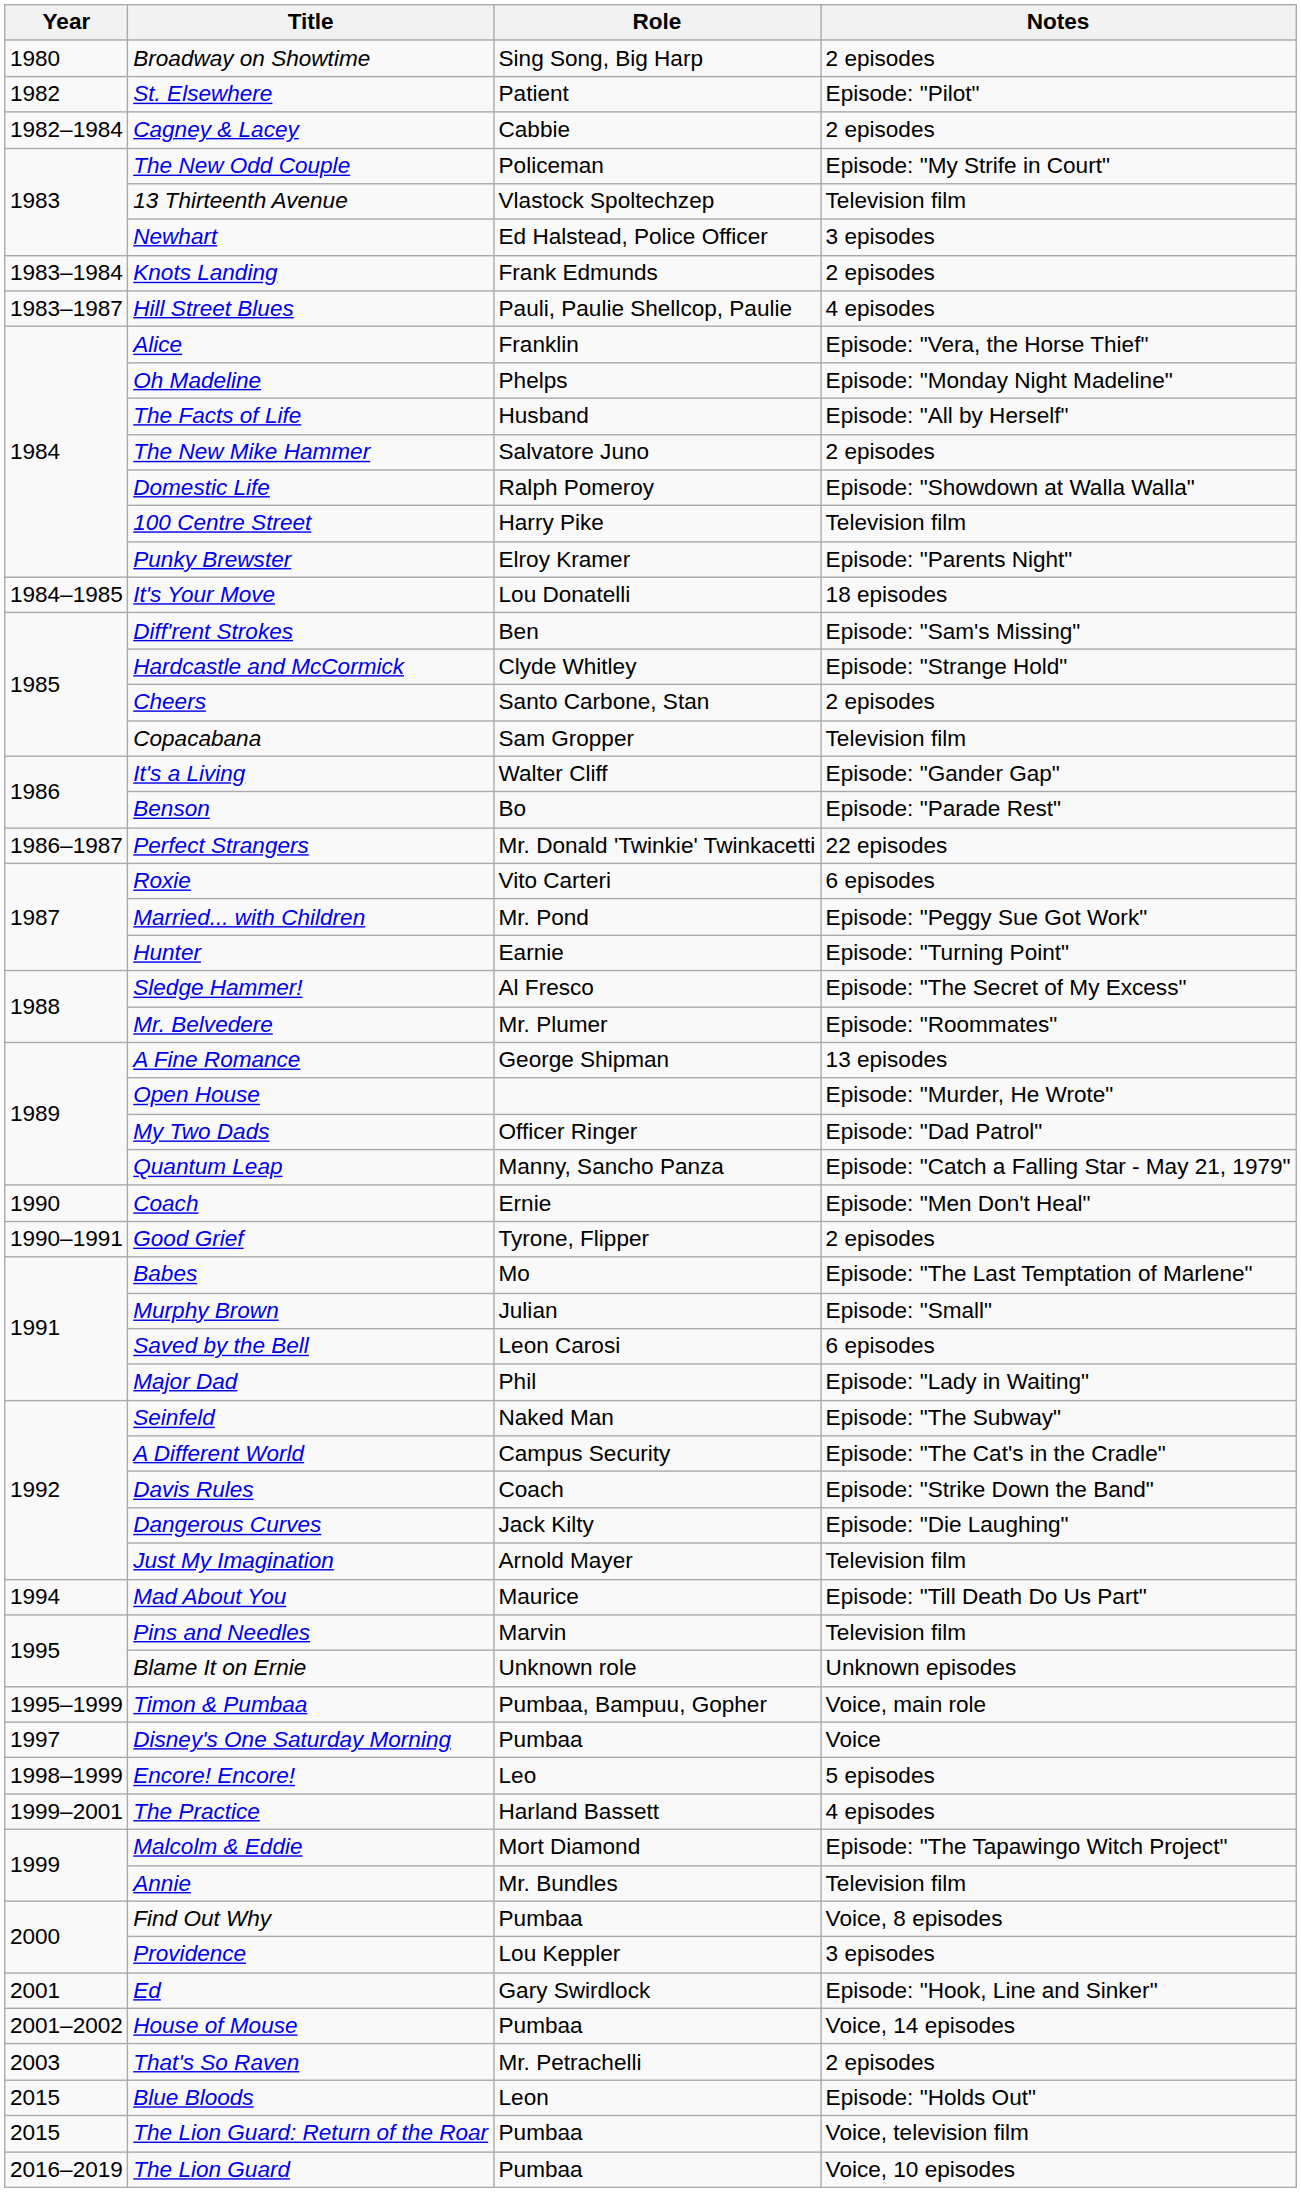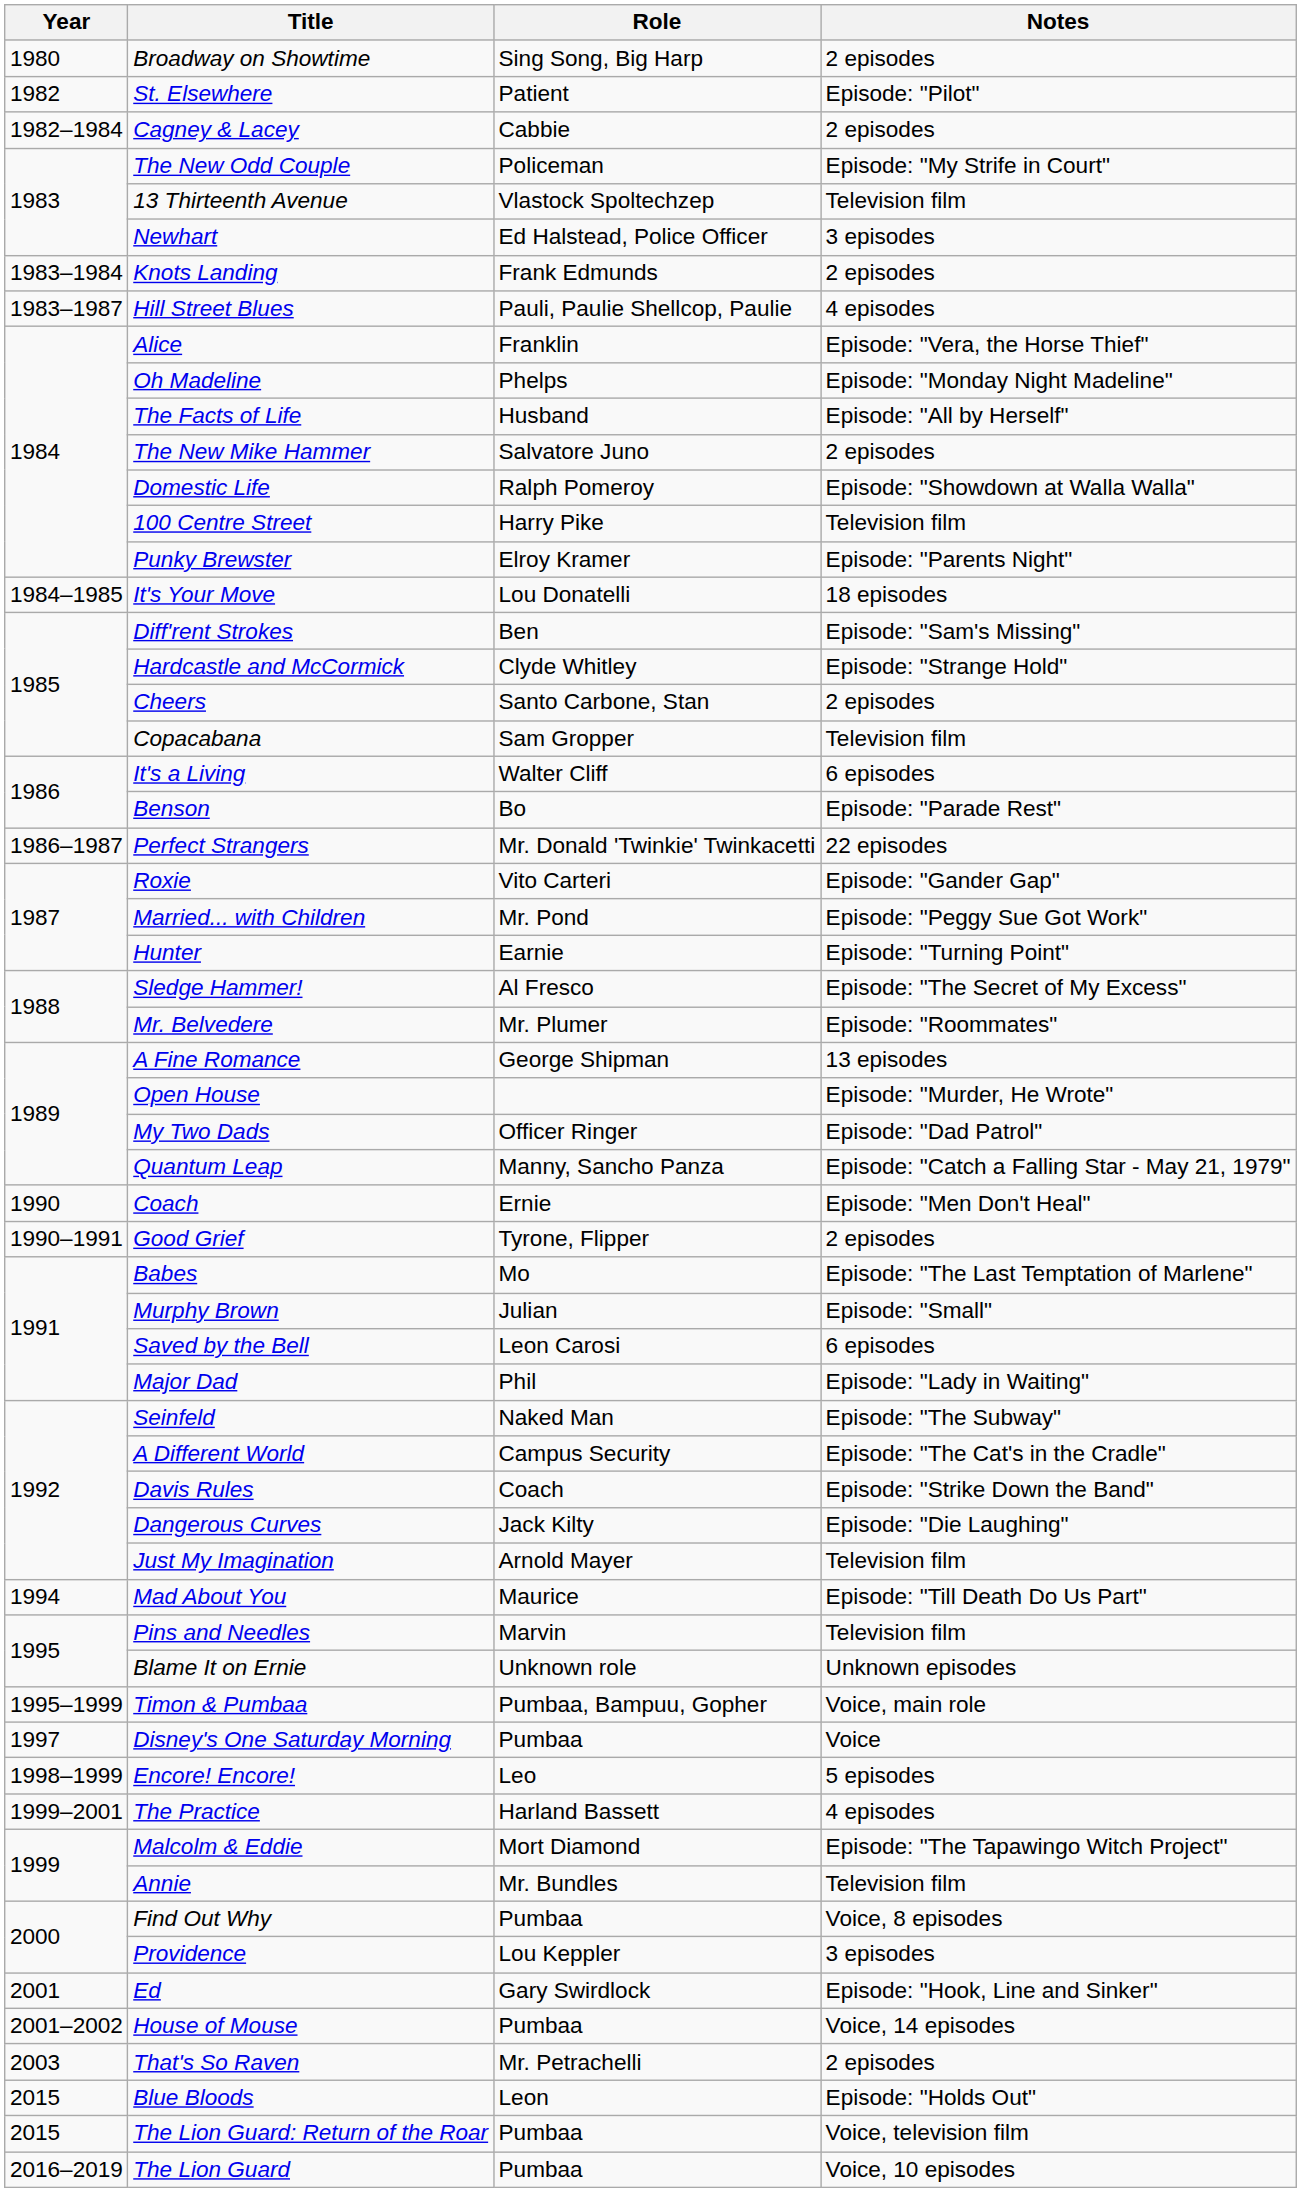(943, 773) Episode: "Gander Gap" -> (880, 773) 6 episodes
(880, 881) 6 episodes -> (943, 881) Episode: "Gander Gap"
